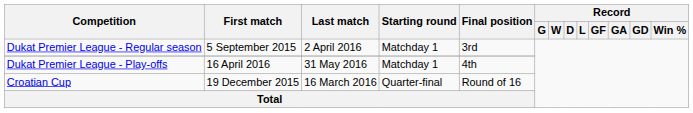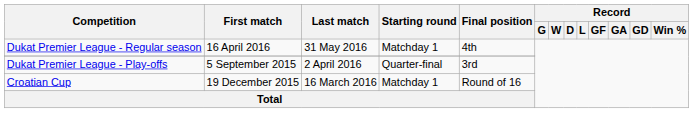(251, 47) 5 September 2015 -> (238, 47) 16 April 2016
(333, 47) 2 April 2016 -> (336, 47) 31 May 2016
(470, 47) 3rd -> (469, 47) 4th
(238, 64) 16 April 2016 -> (251, 64) 5 September 2015
(336, 64) 31 May 2016 -> (333, 64) 2 April 2016
(410, 64) Matchday 1 -> (412, 64) Quarter-final
(469, 64) 4th -> (470, 64) 3rd
(412, 82) Quarter-final -> (410, 82) Matchday 1
